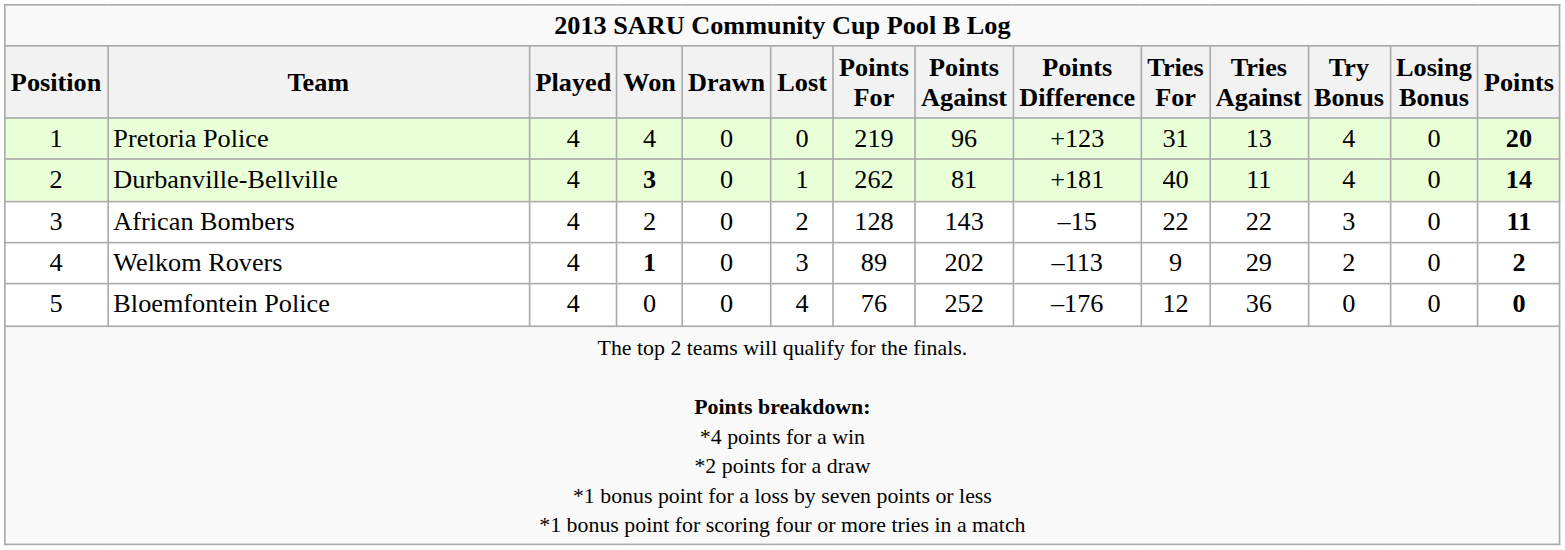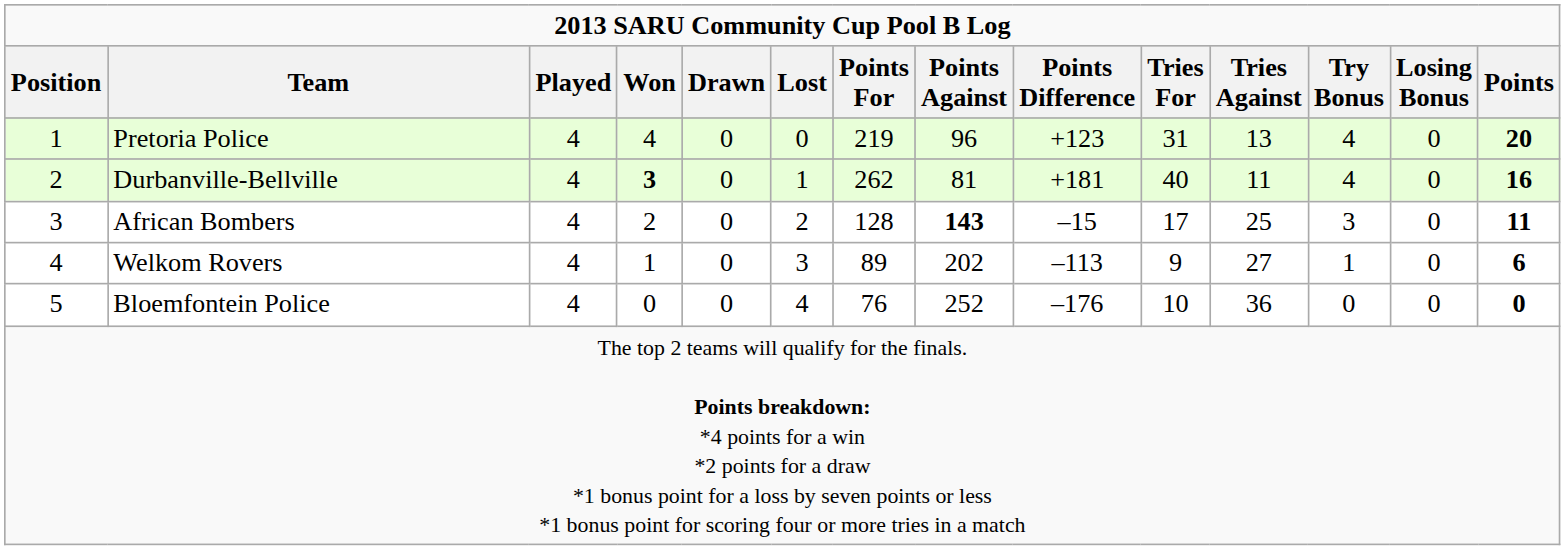(1519, 179) 14 -> (1519, 179) 16
(964, 221) normal -> (964, 221) bold
(1176, 221) 22 -> (1176, 221) 17
(1259, 221) 22 -> (1259, 221) 25
(650, 262) bold -> (650, 262) normal
(1259, 262) 29 -> (1259, 262) 27
(1349, 262) 2 -> (1349, 262) 1
(1519, 262) 2 -> (1519, 262) 6
(1176, 304) 12 -> (1176, 304) 10
